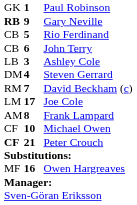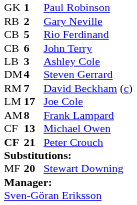(12, 21) bold -> (12, 21) normal
(27, 21) 9 -> (27, 21) 2
(29, 128) 10 -> (29, 128) 13
+ row: (83, 168)
- row: (84, 168)
